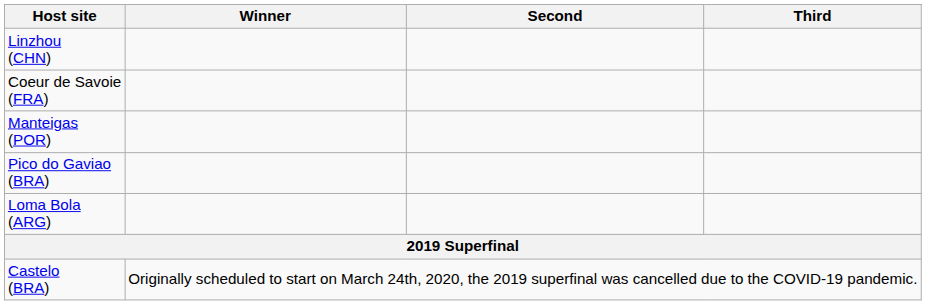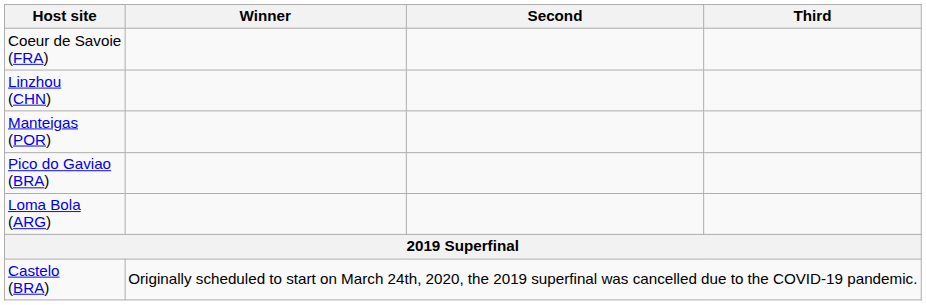rows swapped: (65, 90) <-> (35, 49)
